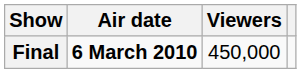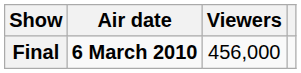(244, 52) 450,000 -> (244, 52) 456,000
